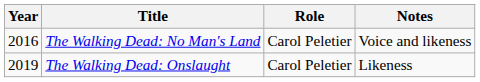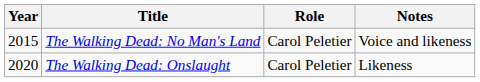(23, 40) 2016 -> (23, 40) 2015
(23, 64) 2019 -> (23, 64) 2020
